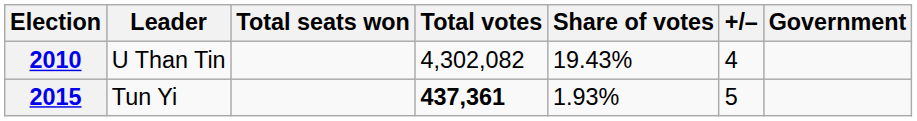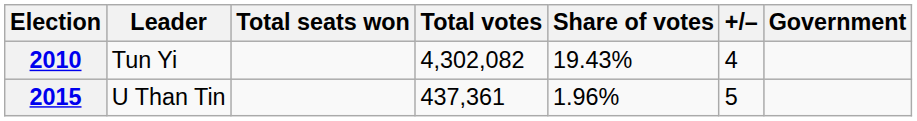(169, 60) U Than Tin -> (144, 60) Tun Yi
(144, 97) Tun Yi -> (169, 97) U Than Tin
(463, 97) bold -> (463, 97) normal
(586, 97) 1.93% -> (586, 97) 1.96%
